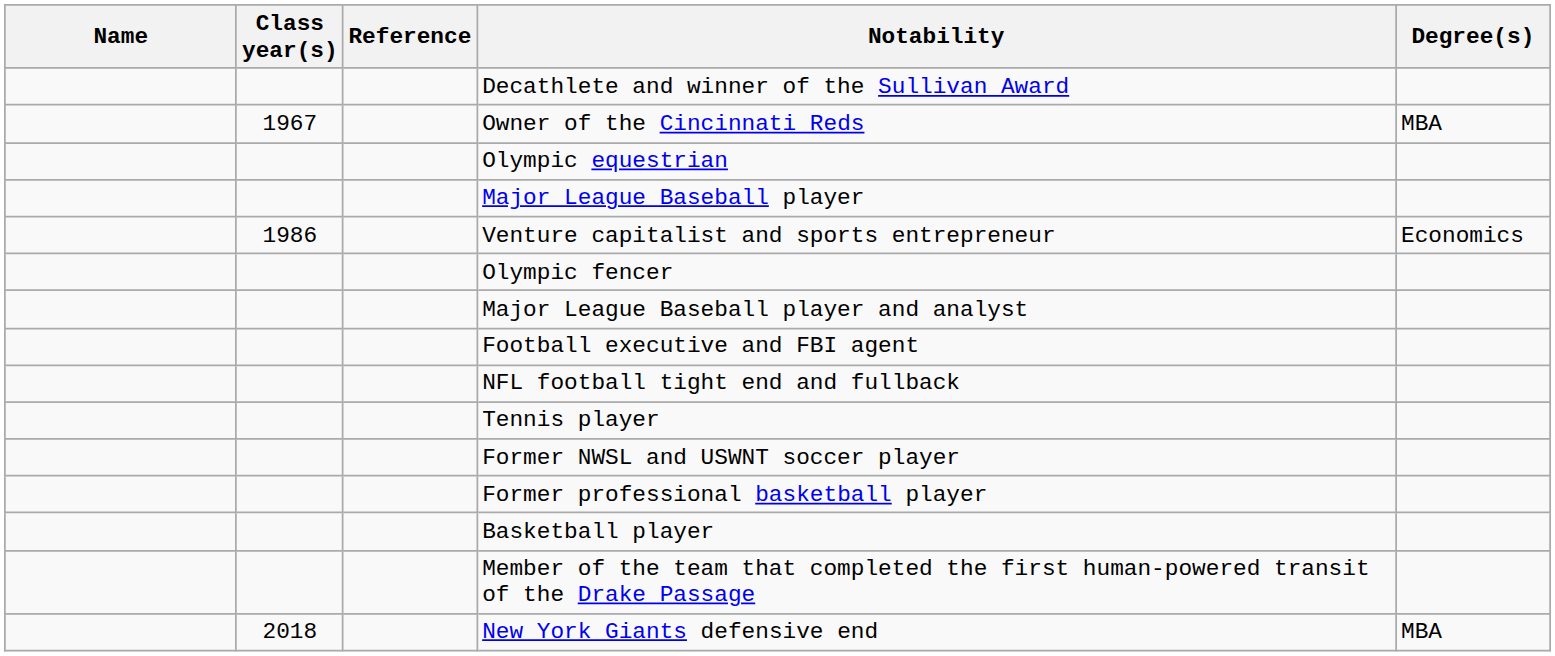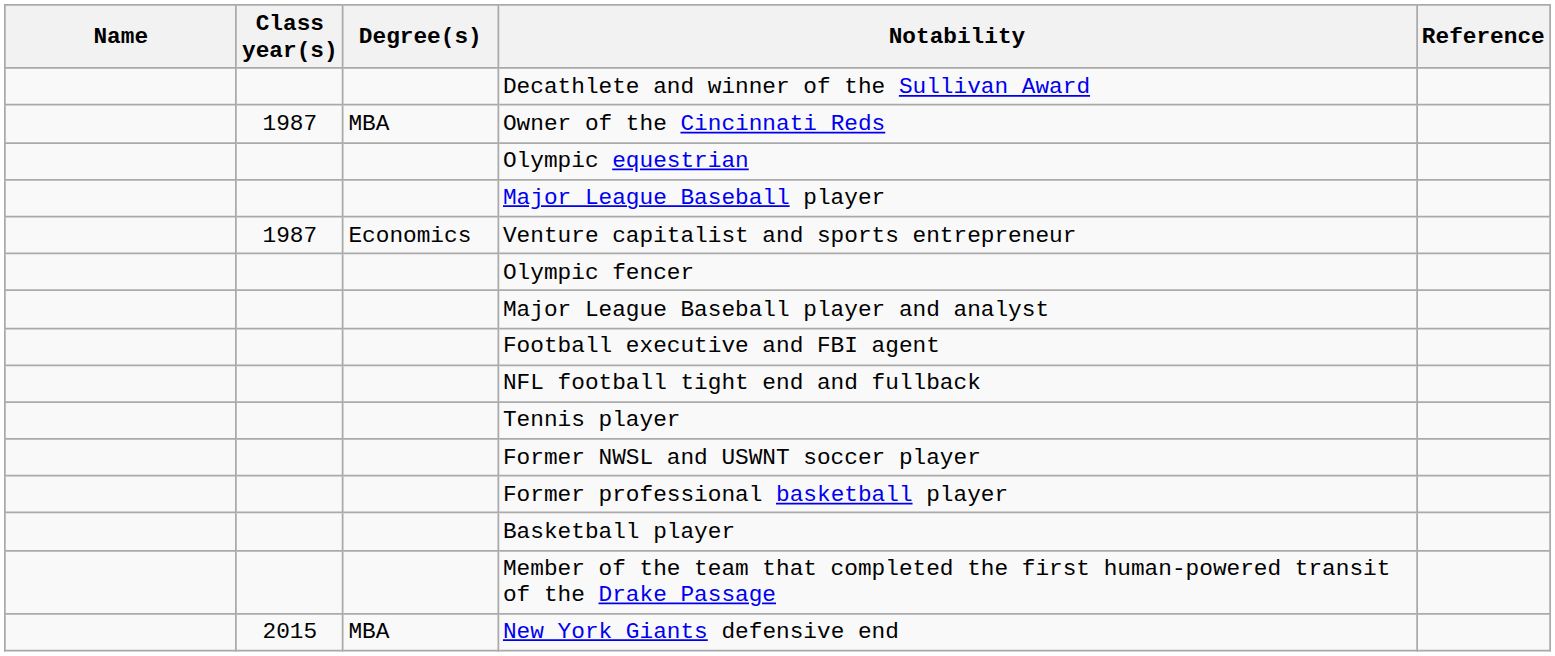columns swapped: (1473, 37) <-> (410, 37)
(290, 124) 1967 -> (290, 124) 1987
(290, 235) 1986 -> (290, 235) 1987
(290, 632) 2018 -> (290, 632) 2015
